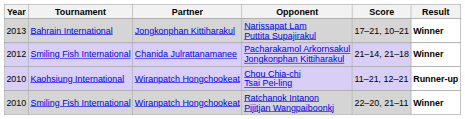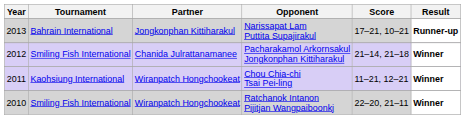(428, 31) Winner -> (436, 31) Runner-up
(16, 79) 2010 -> (16, 79) 2011
(436, 79) Runner-up -> (428, 79) Winner
